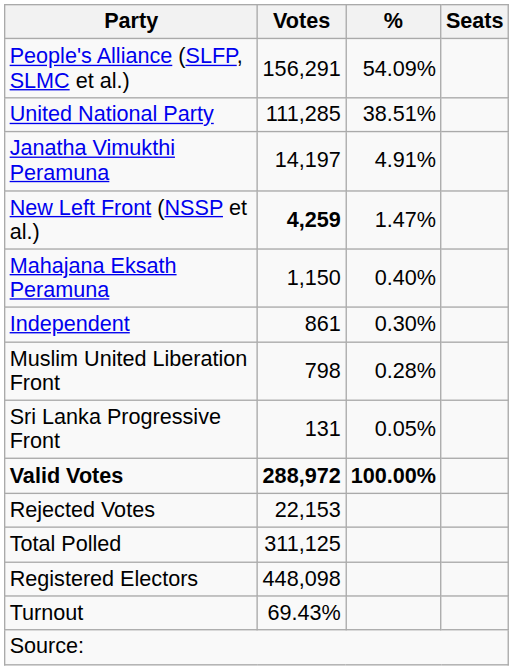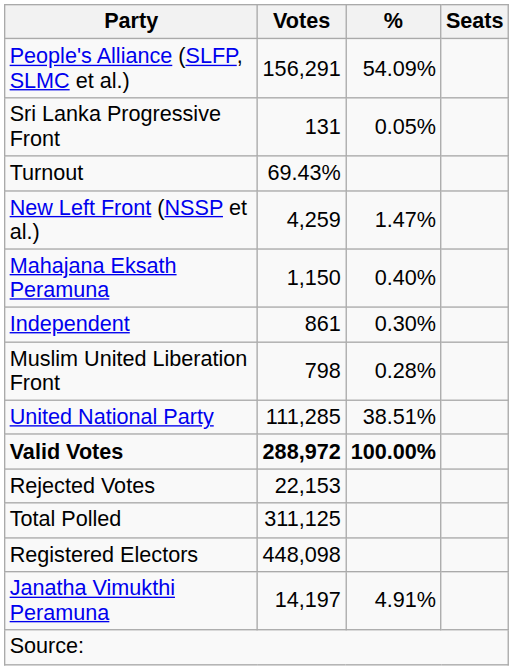rows swapped: (112, 114) <-> (115, 429)
rows swapped: (92, 160) <-> (46, 612)
(314, 219) bold -> (314, 219) normal
